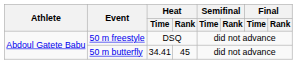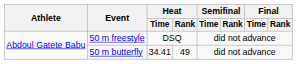(185, 52) 45 -> (185, 52) 49
